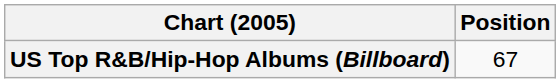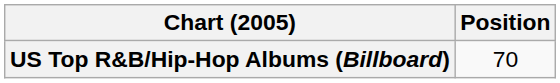(505, 58) 67 -> (505, 58) 70
